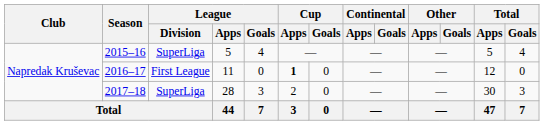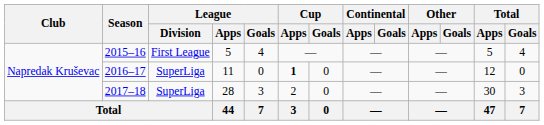(180, 52) SuperLiga -> (180, 52) First League
(180, 72) First League -> (180, 72) SuperLiga
